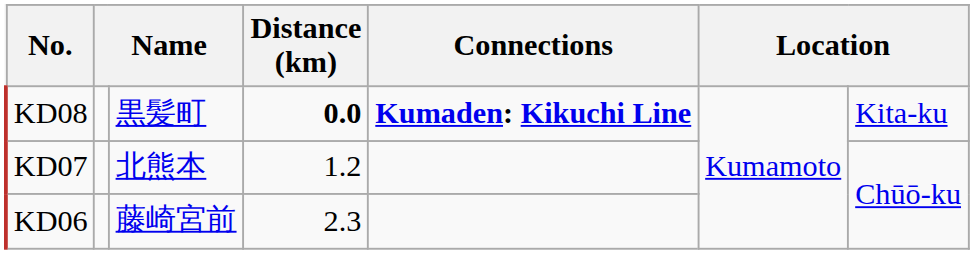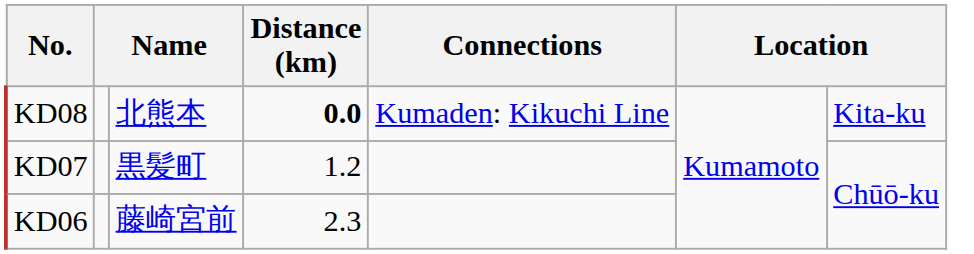(161, 112) 黒髪町 -> (161, 112) 北熊本
(533, 113) bold -> (522, 113) normal
(161, 165) 北熊本 -> (161, 165) 黒髪町
